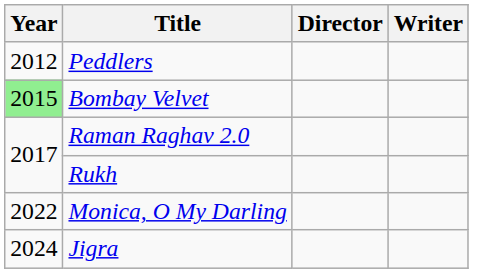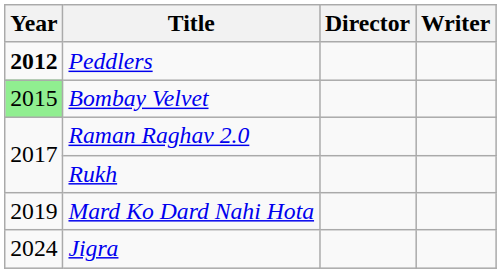(34, 60) normal -> (34, 60) bold
+ row: (191, 211)
- row: (178, 211)
